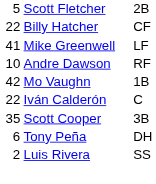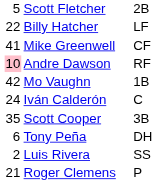(142, 27) CF -> (141, 27) LF
(141, 45) LF -> (142, 45) CF
(13, 63) no background -> (13, 63) pink background
(13, 100) 22 -> (13, 100) 24
+ row: (70, 173)
